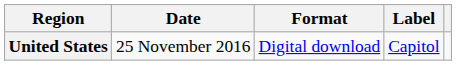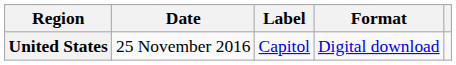columns swapped: (319, 18) <-> (414, 18)
